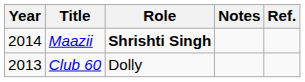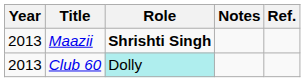(25, 40) 2014 -> (25, 40) 2013
(125, 64) no background -> (125, 64) paleturquoise background
